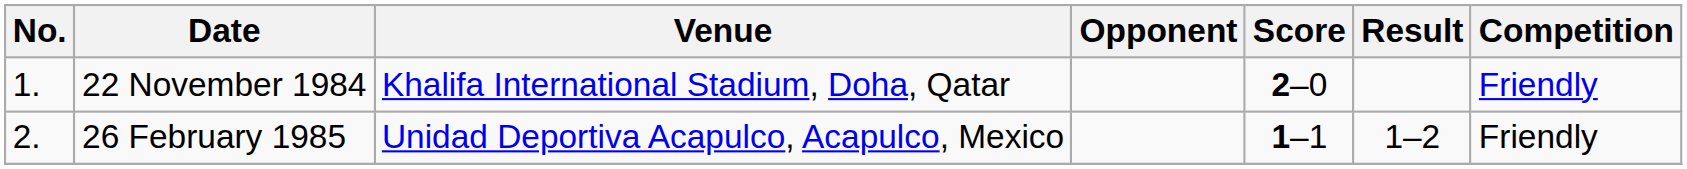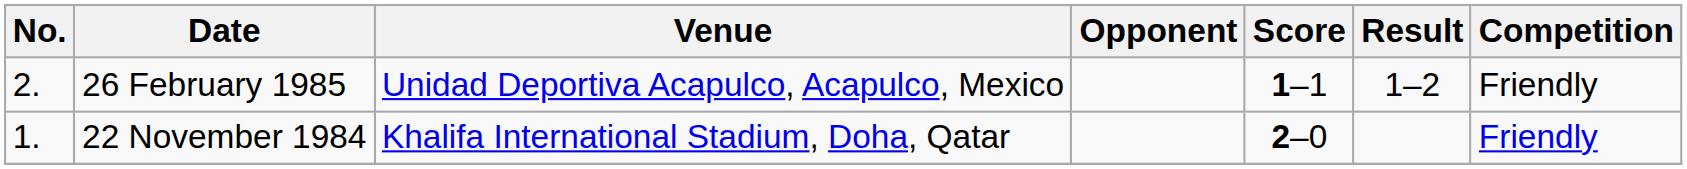rows swapped: (224, 84) <-> (214, 137)
